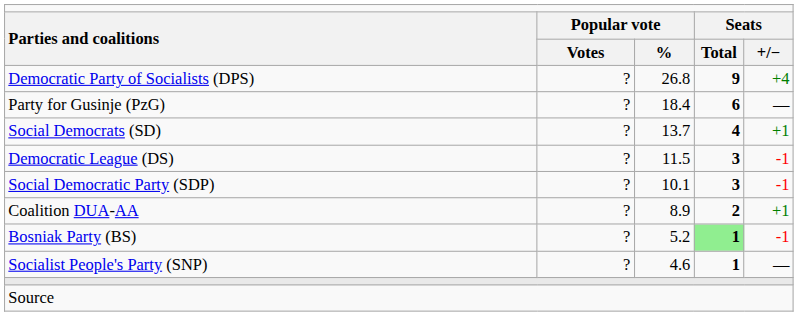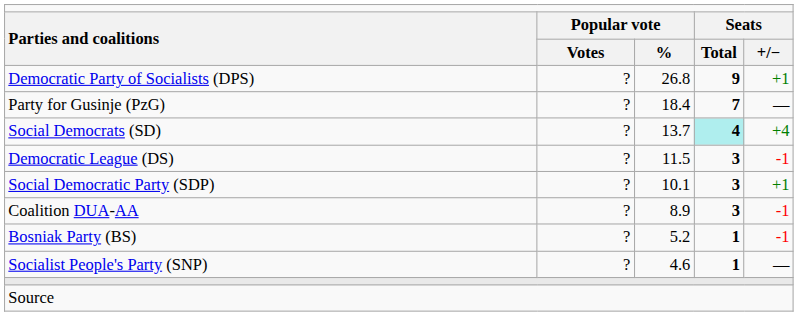(781, 78) +4 -> (781, 78) +1
(736, 104) 6 -> (736, 104) 7
(736, 131) no background -> (736, 131) paleturquoise background
(781, 131) +1 -> (781, 131) +4
(783, 184) -1 -> (781, 184) +1
(736, 210) 2 -> (736, 210) 3
(781, 210) +1 -> (783, 210) -1
(736, 237) lightgreen background -> (736, 237) no background
